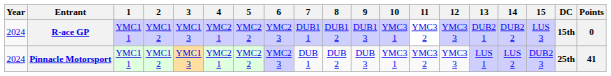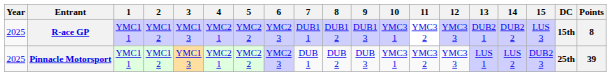(16, 32) 2024 -> (16, 32) 2025
(592, 32) 0 -> (592, 32) 8
(16, 58) 2024 -> (16, 58) 2025
(592, 58) 41 -> (592, 58) 39
